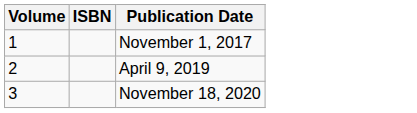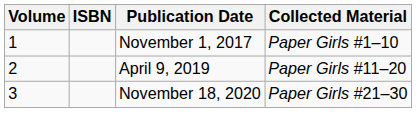+ column: (338, 17)
